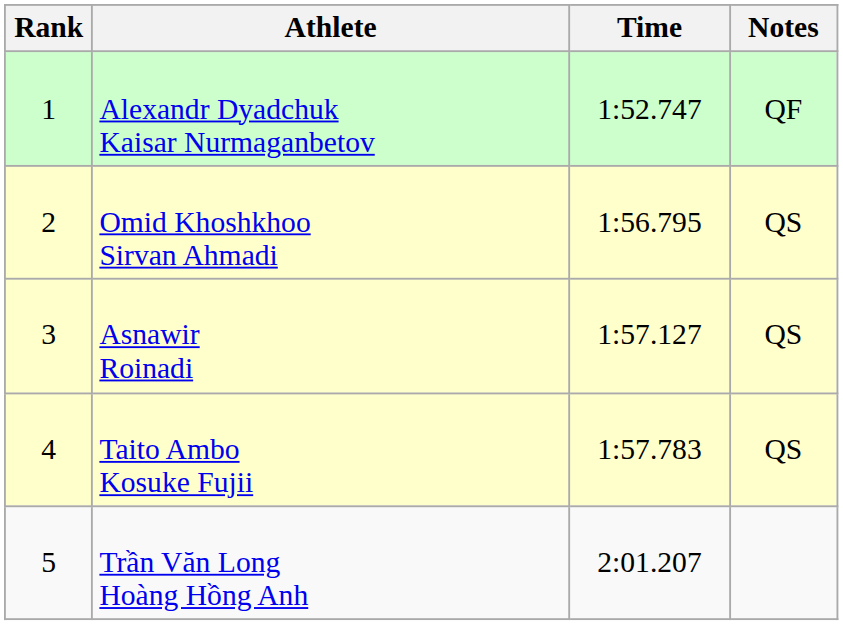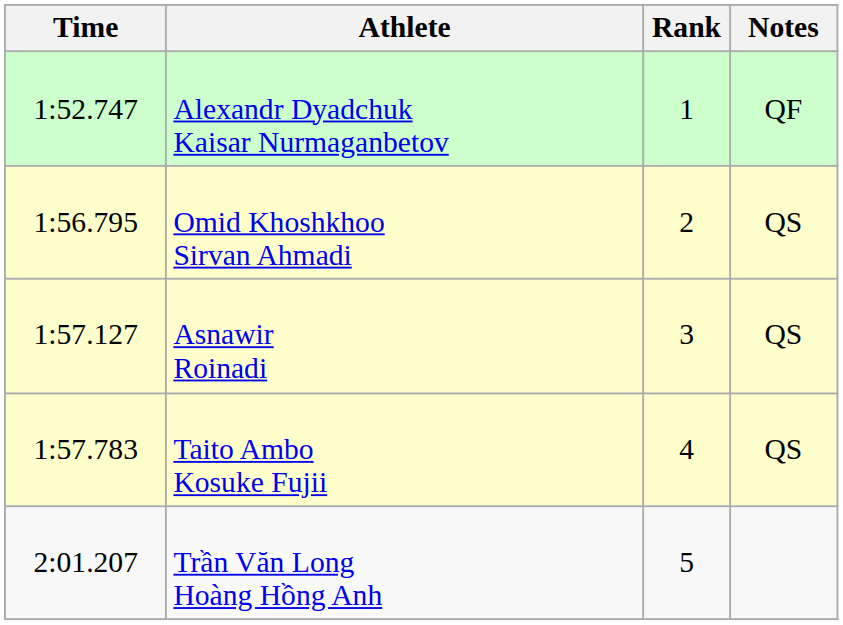columns swapped: (49, 27) <-> (650, 27)
